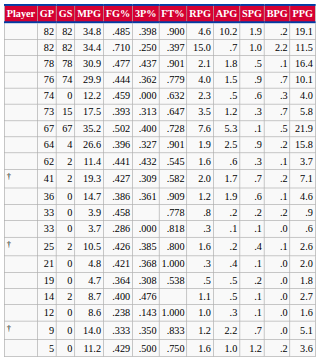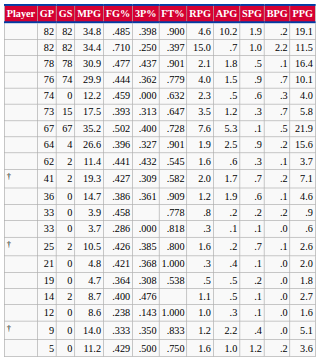(304, 145) 15.8 -> (304, 145) 15.6
(258, 246) .4 -> (258, 246) .7
(258, 330) .7 -> (258, 330) .4
